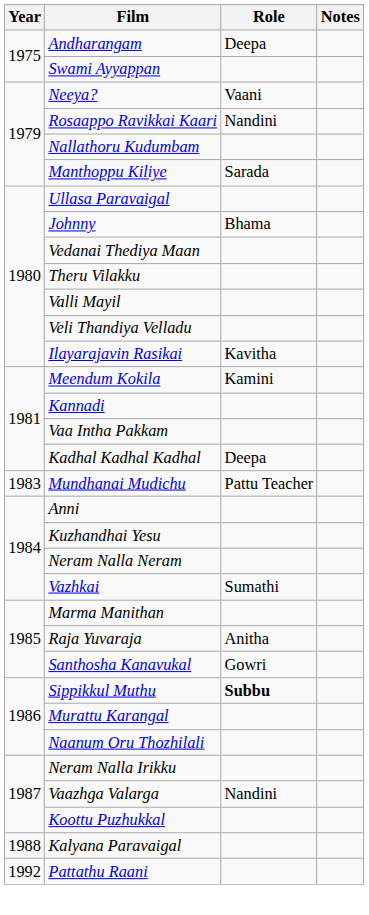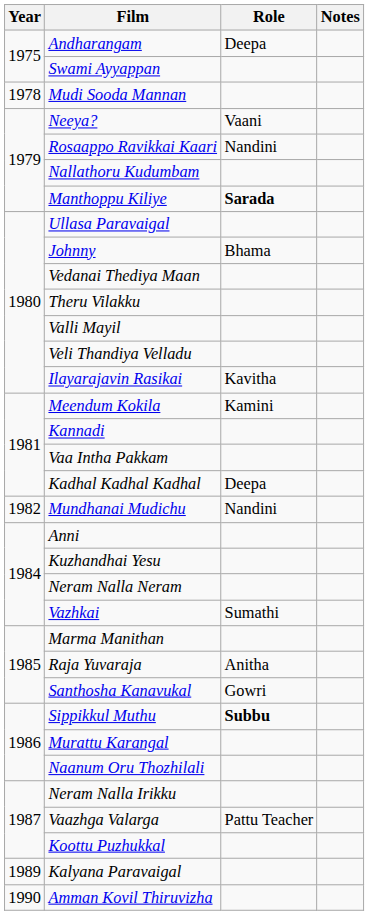+ row: (117, 95)
(247, 172) normal -> (250, 198) bold
(25, 483) 1983 -> (25, 509) 1982
(269, 483) Pattu Teacher -> (251, 509) Nandini
(251, 793) Nandini -> (269, 819) Pattu Teacher
(25, 845) 1988 -> (25, 871) 1989
+ row: (130, 897)
- row: (98, 871)
